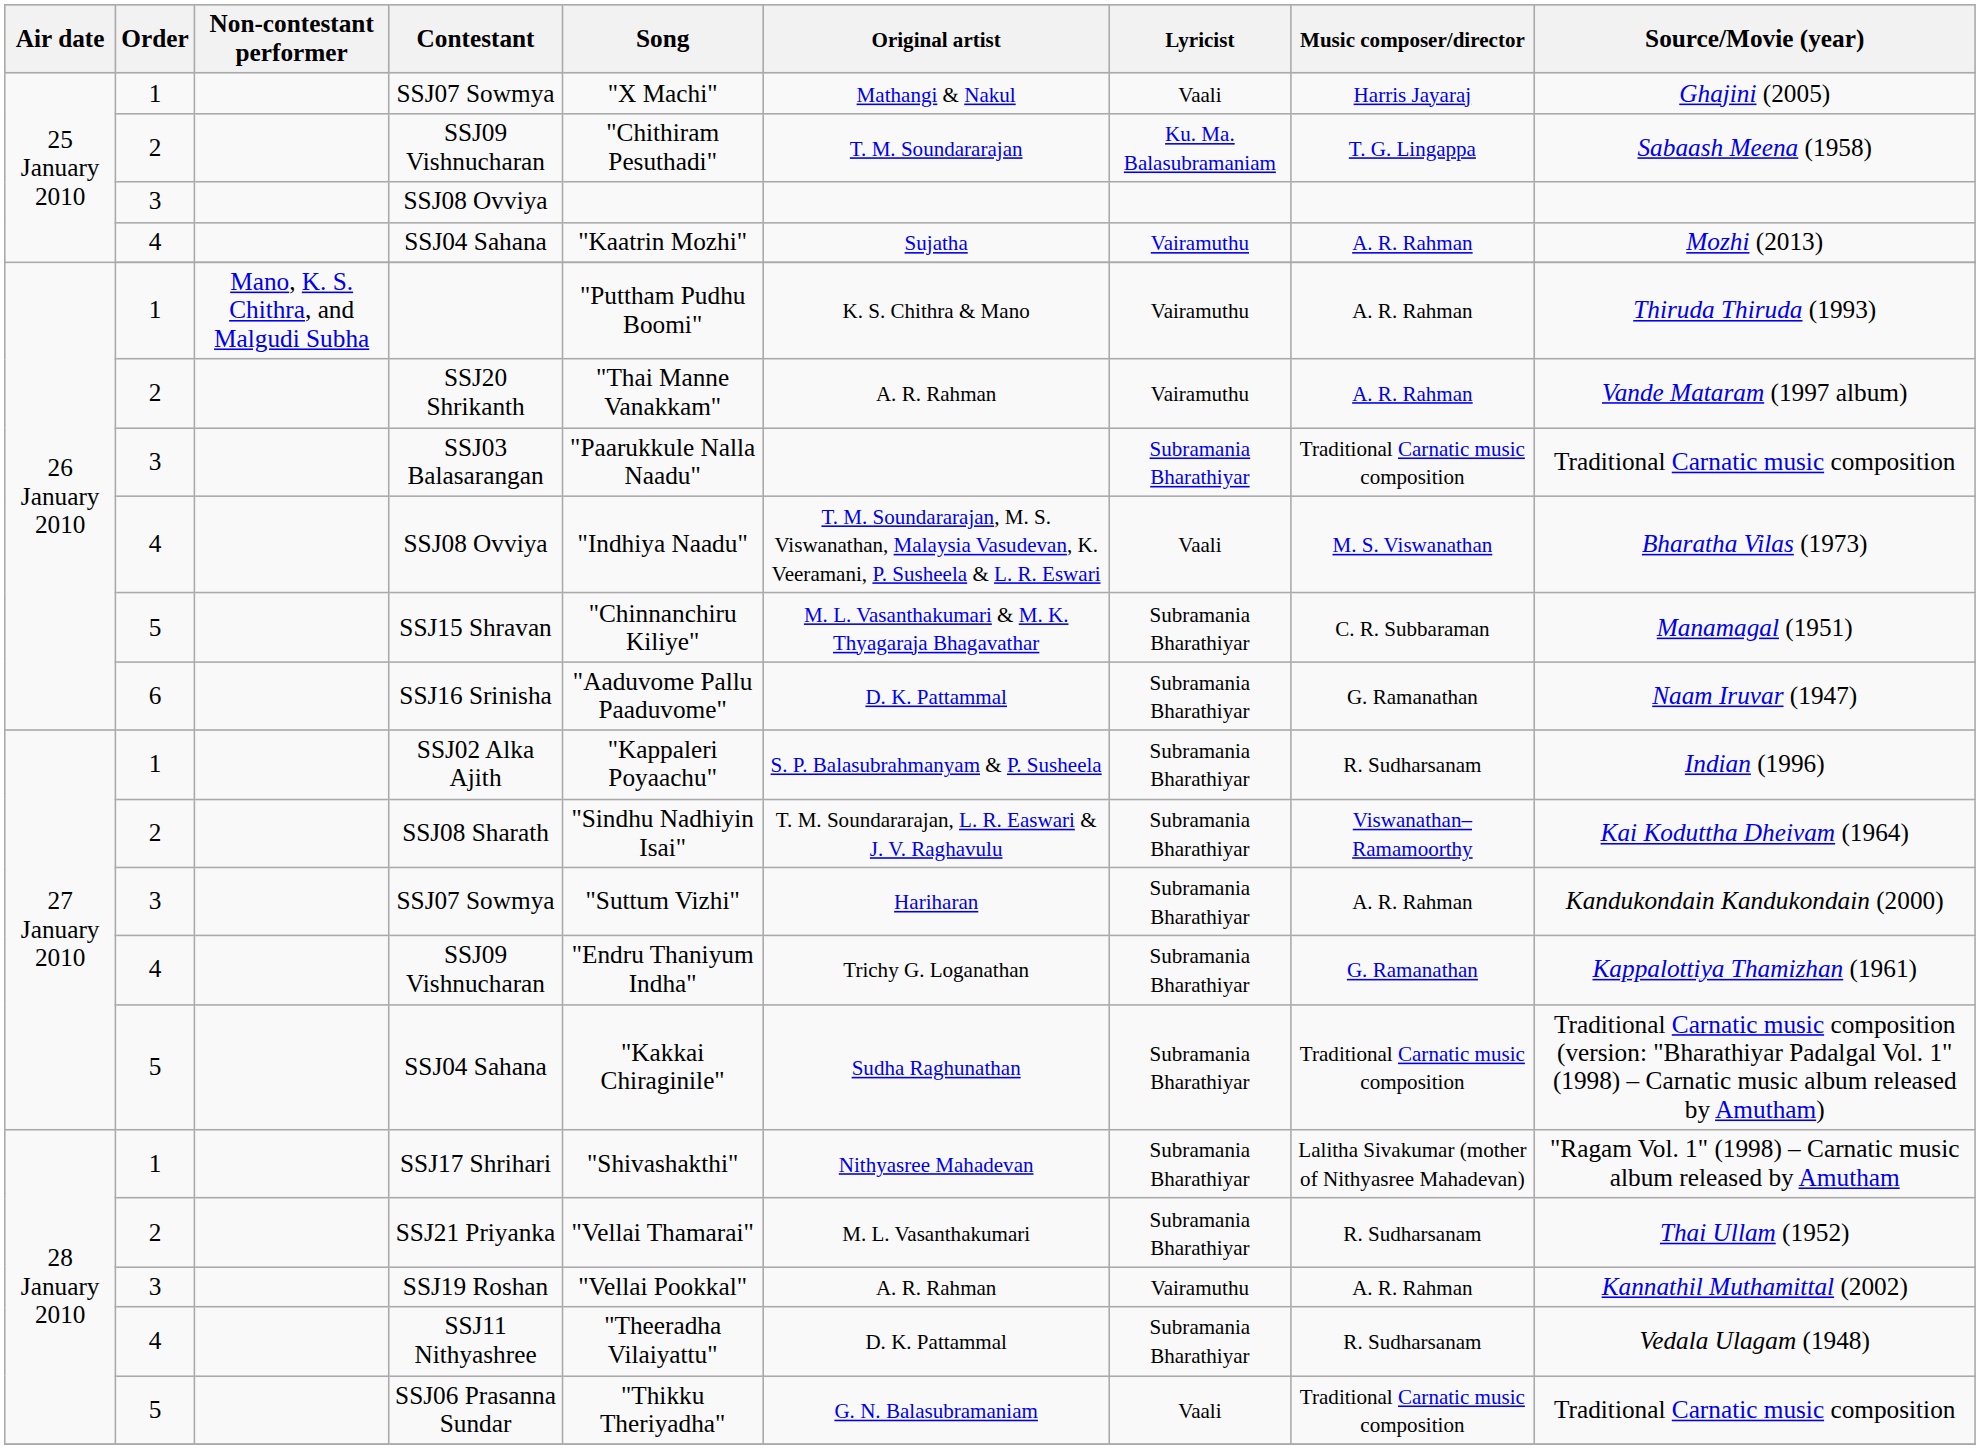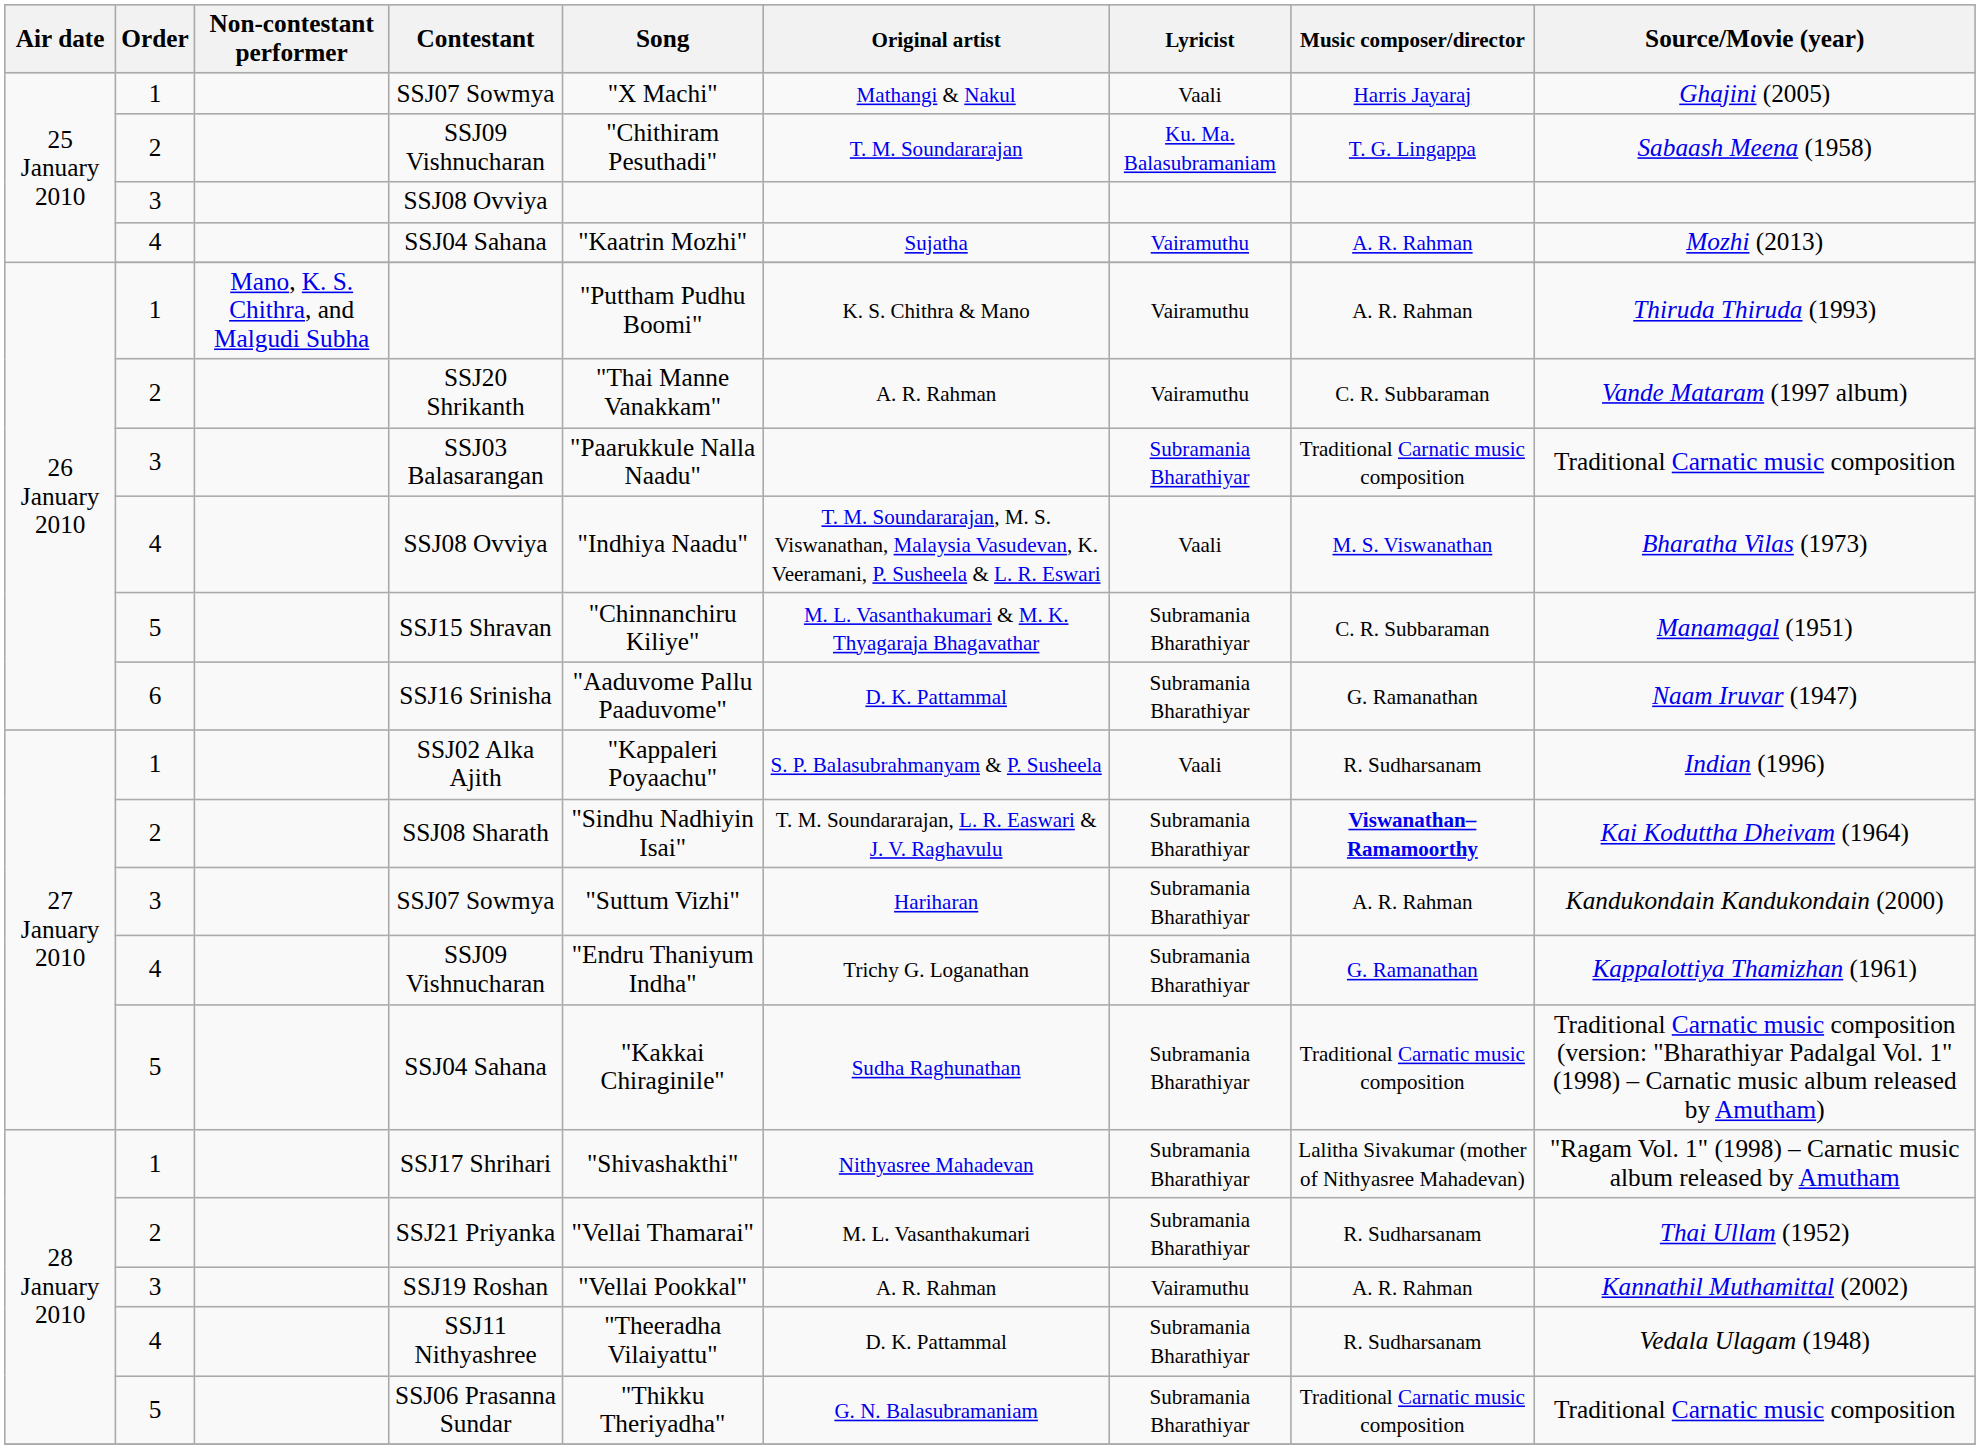(1412, 394) A. R. Rahman -> (1412, 394) C. R. Subbaraman
(1200, 765) Subramania Bharathiyar -> (1200, 765) Vaali
(1412, 834) normal -> (1412, 832) bold
(1200, 1410) Vaali -> (1200, 1410) Subramania Bharathiyar
